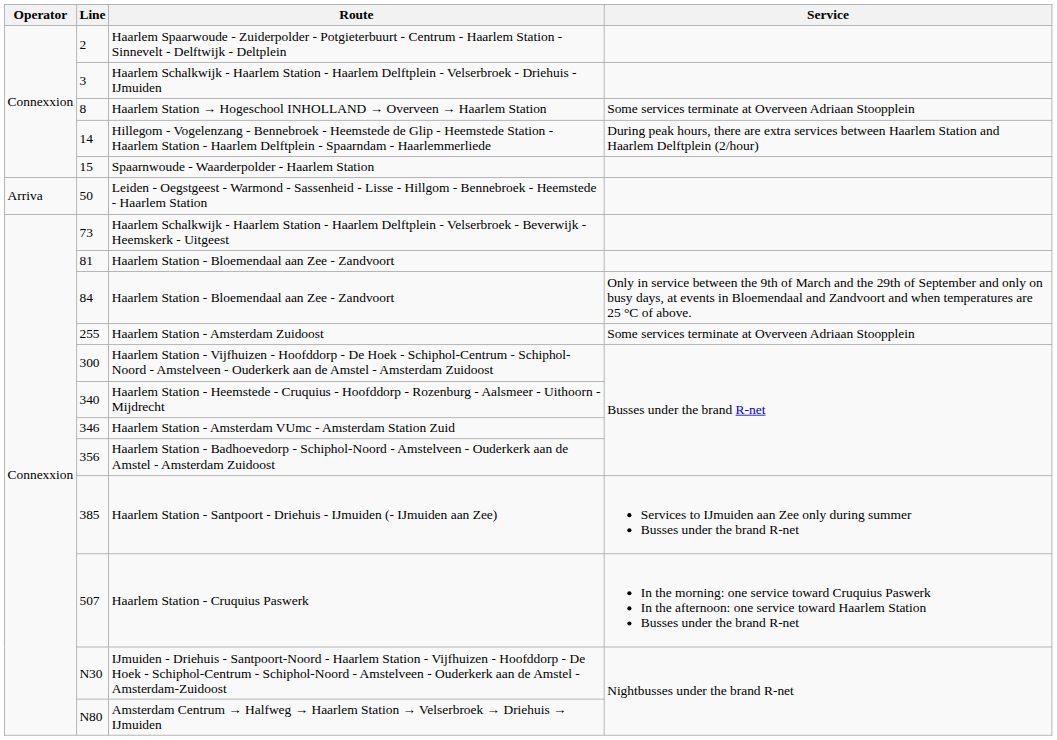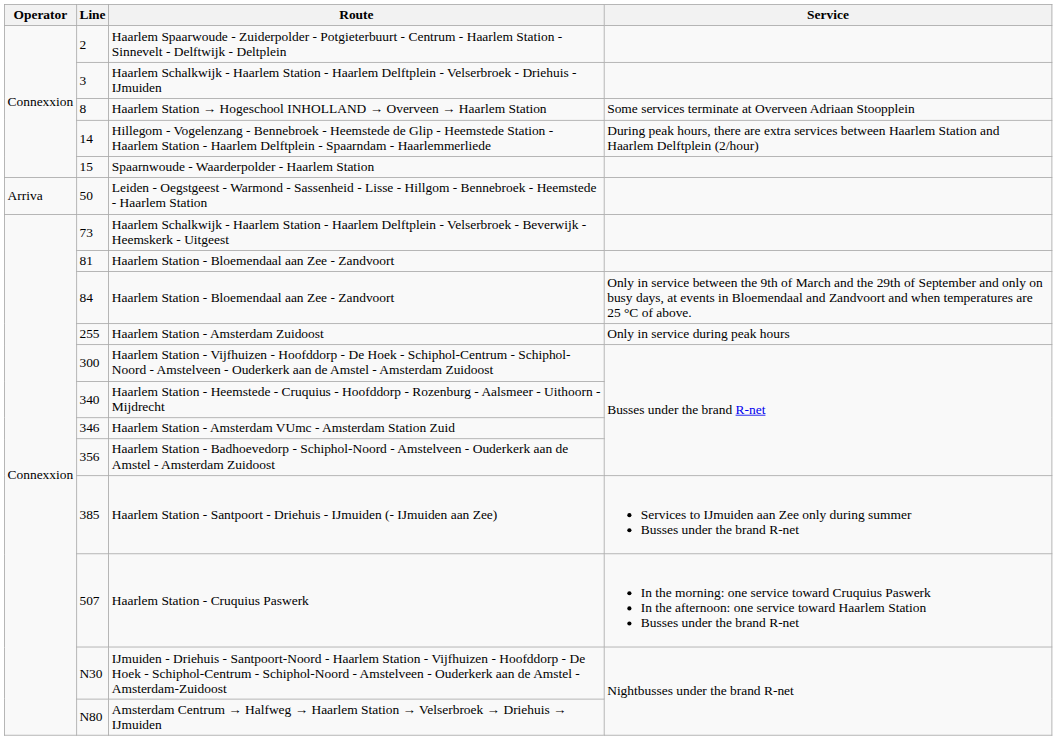(761, 334) Some services terminate at Overveen Adriaan Stoopplein -> (698, 334) Only in service during peak hours
